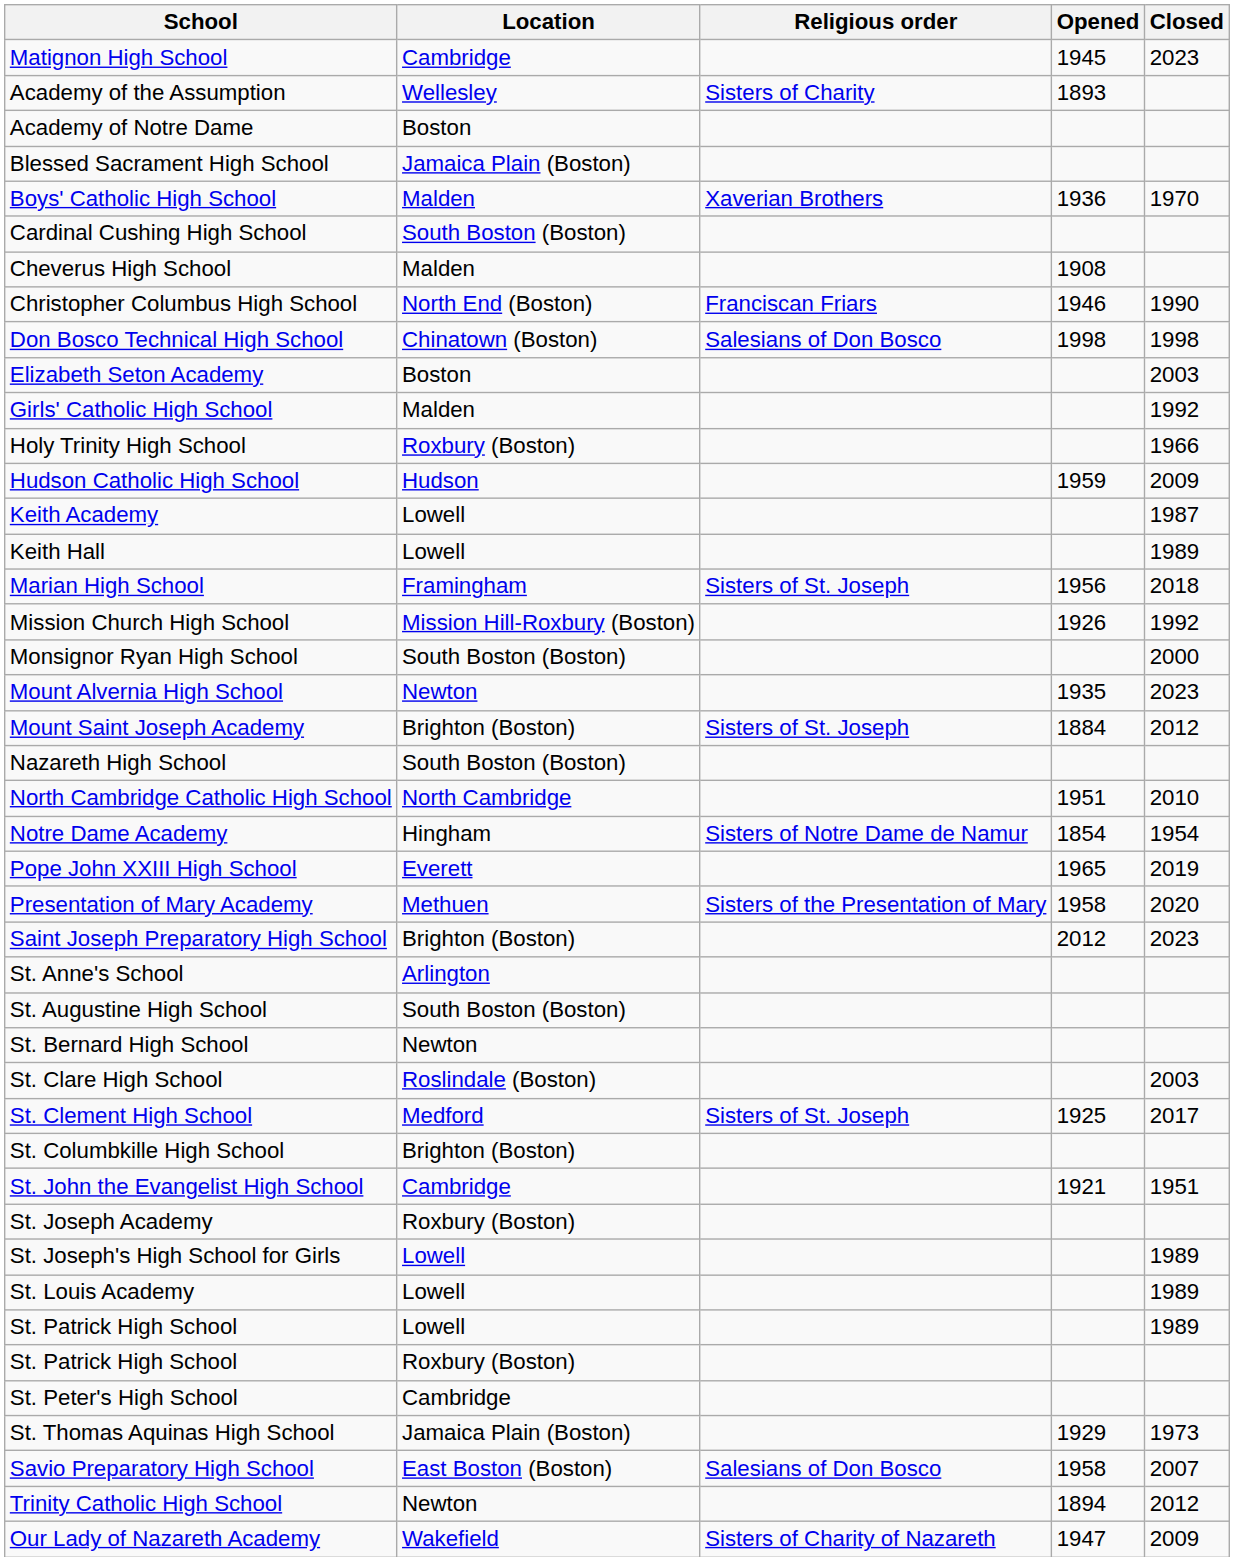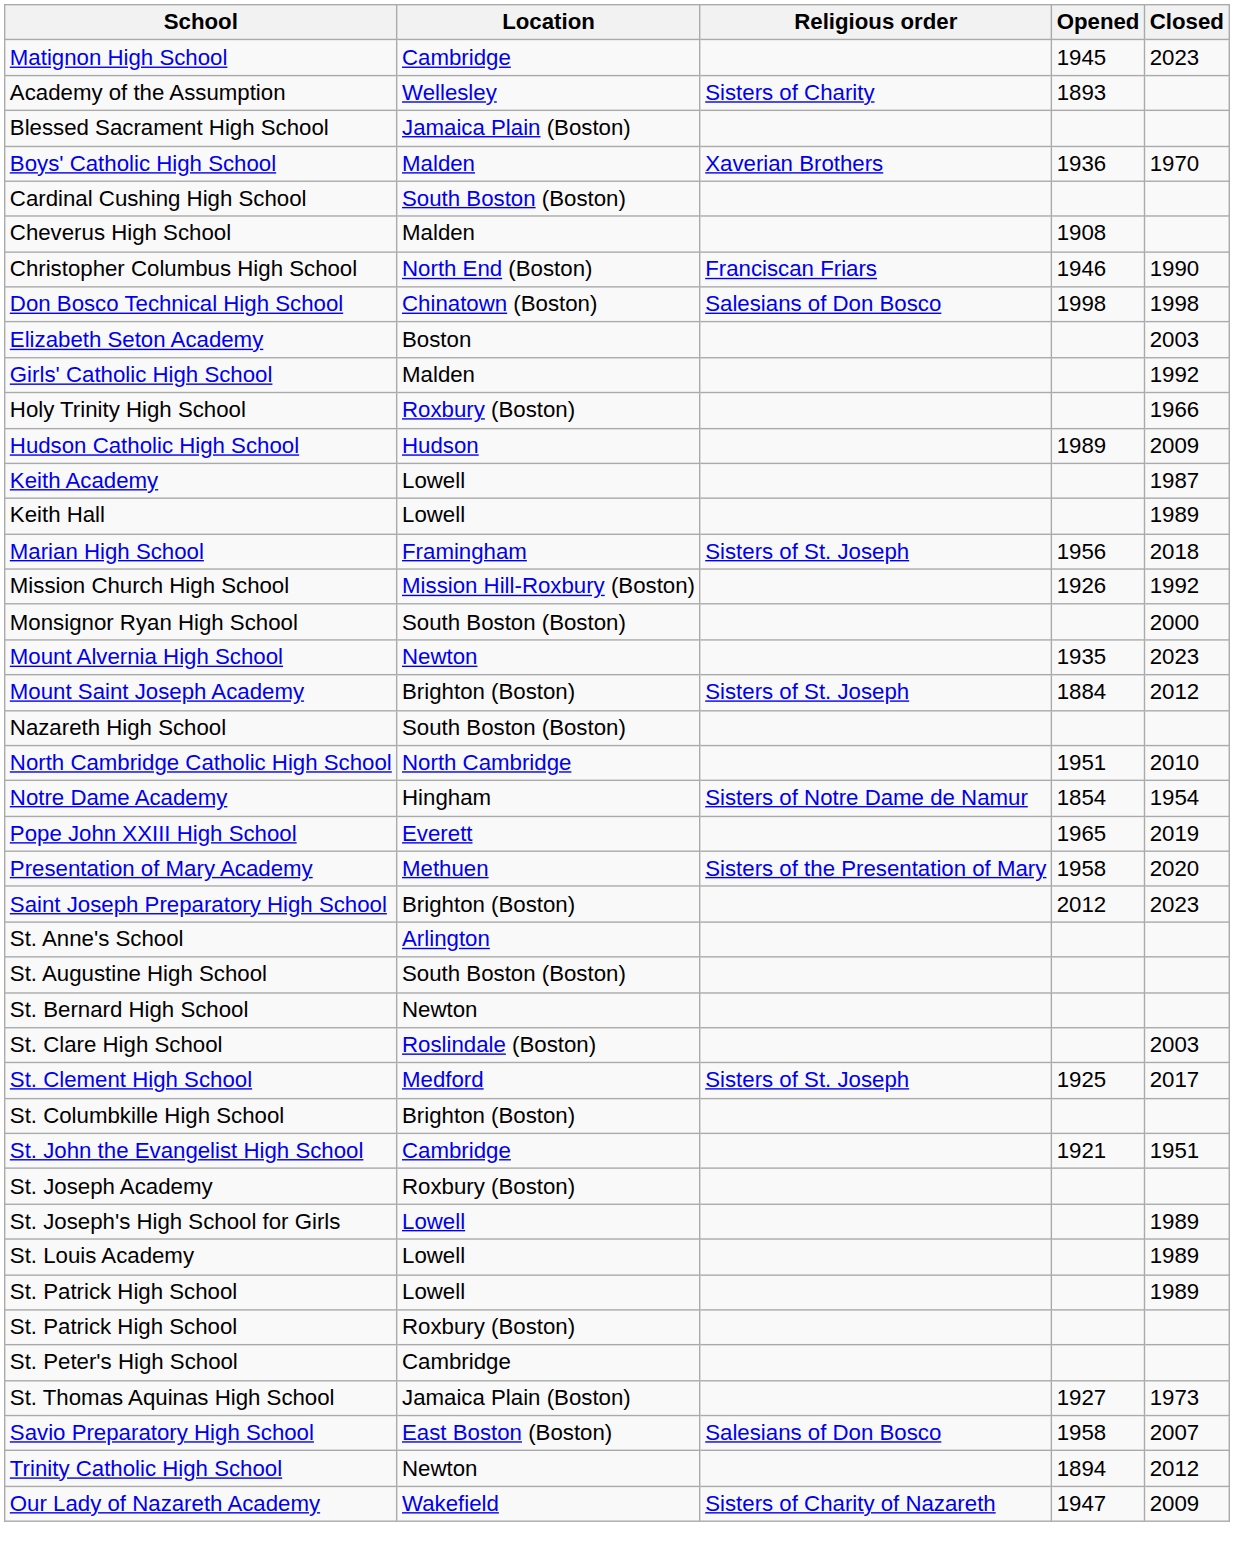- row: (132, 127)
(1081, 480) 1959 -> (1081, 445) 1989
(1081, 1432) 1929 -> (1081, 1397) 1927
